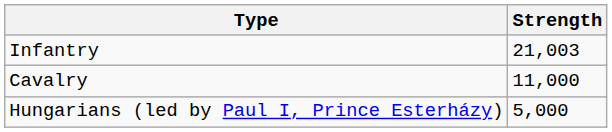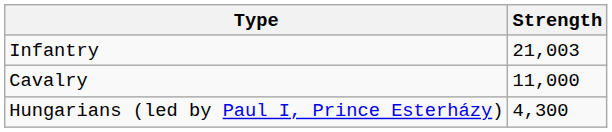(541, 112) 5,000 -> (541, 112) 4,300
